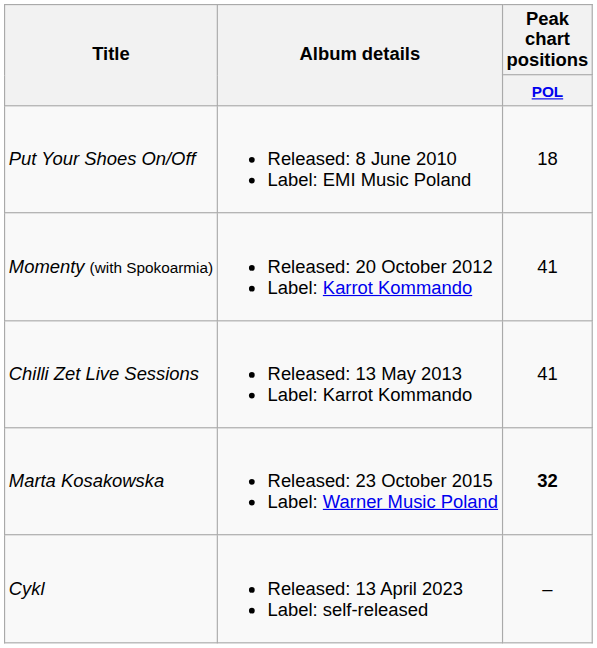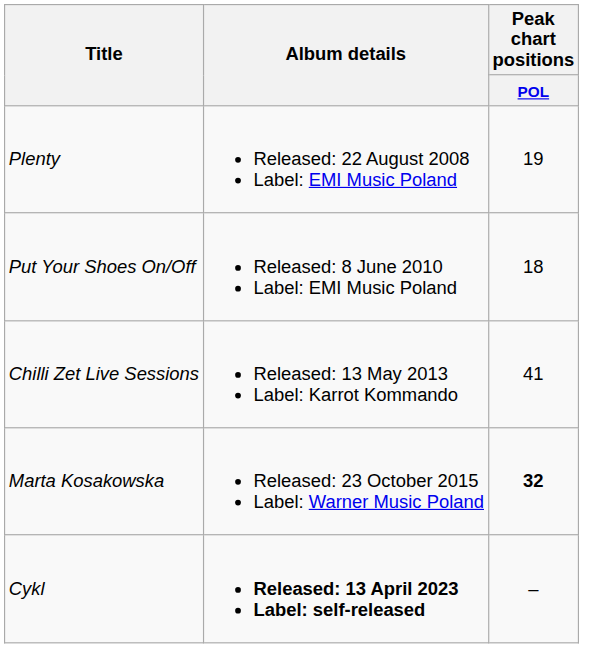+ row: (34, 159)
- row: (111, 266)
(360, 599) normal -> (346, 599) bold
